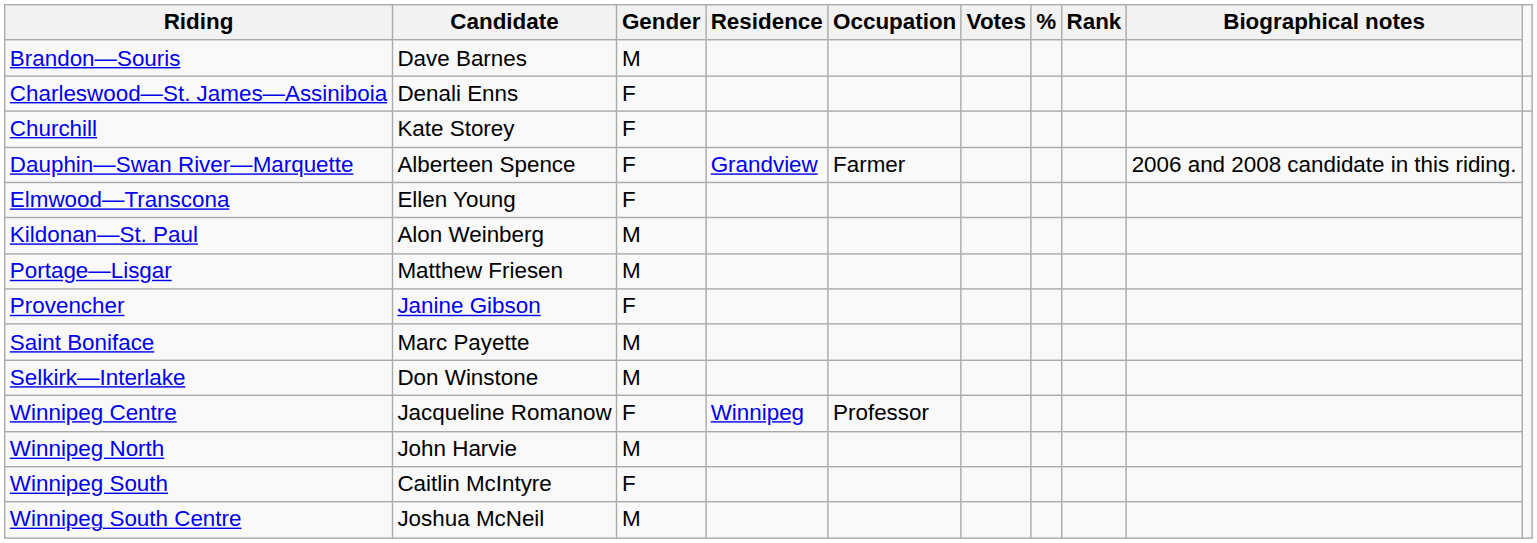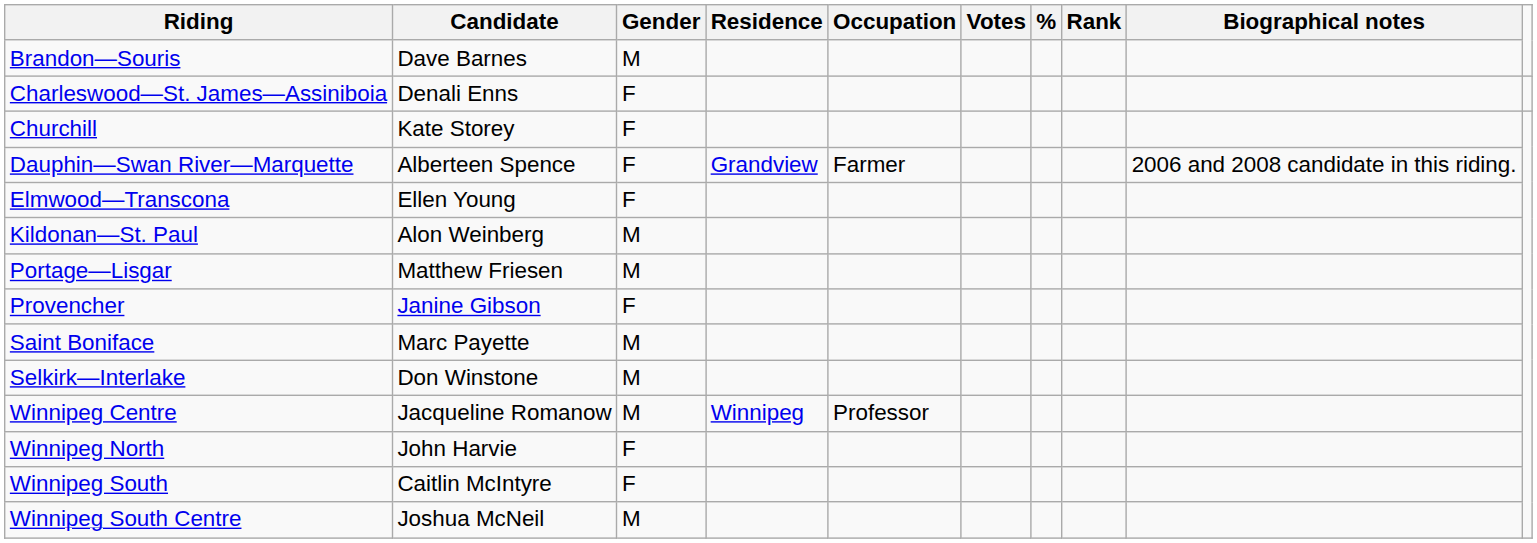(629, 413) F -> (631, 413) M
(631, 448) M -> (629, 448) F
